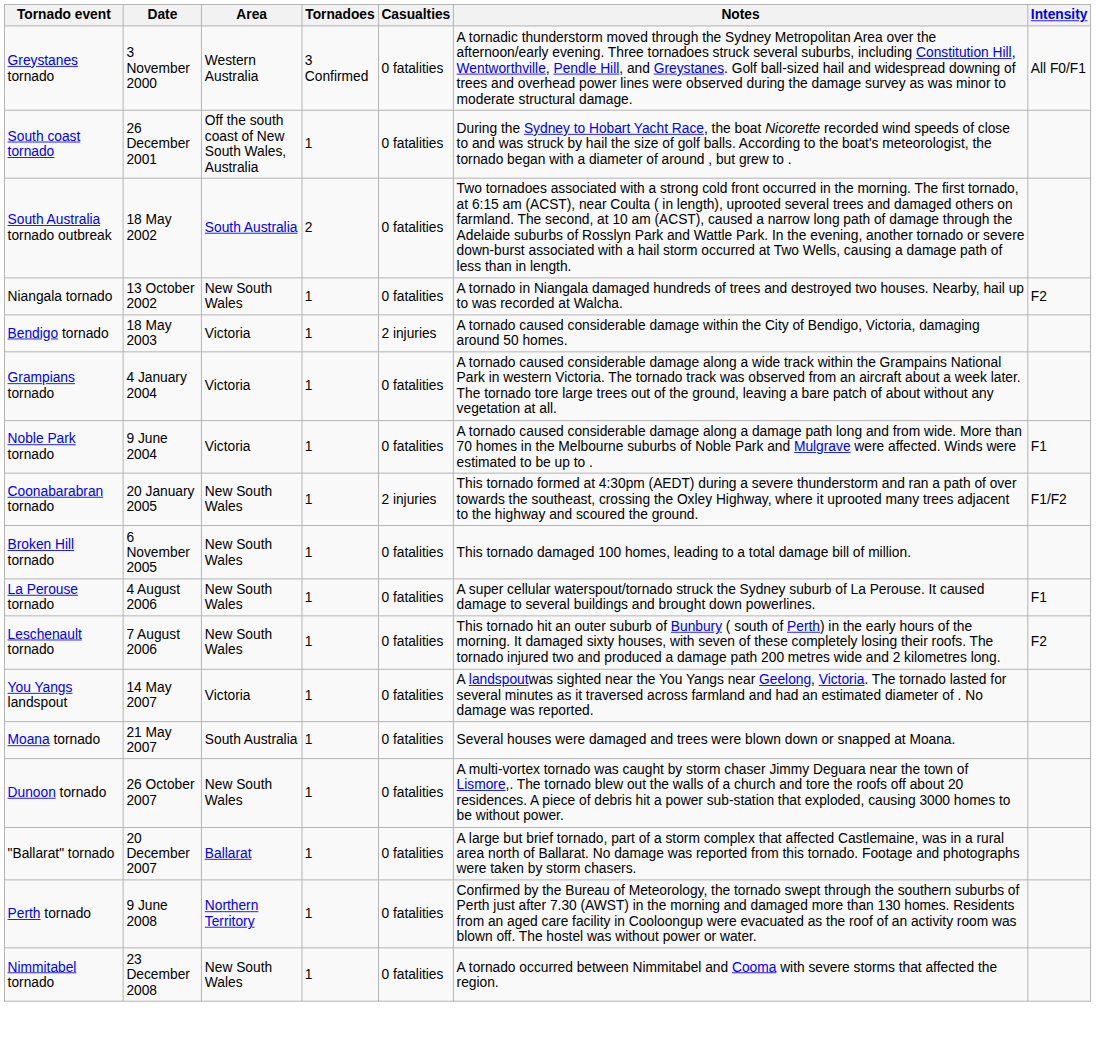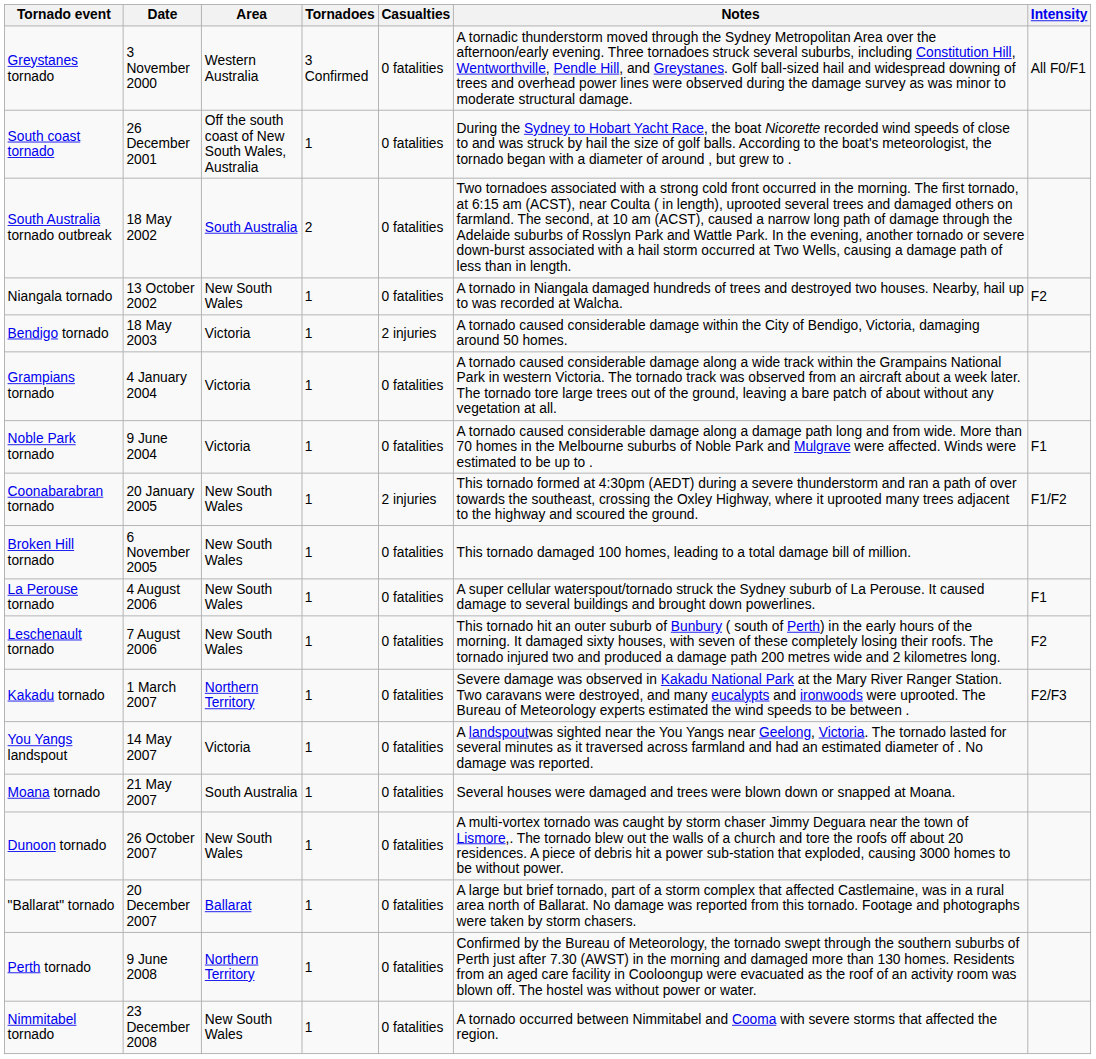+ row: (56, 695)
